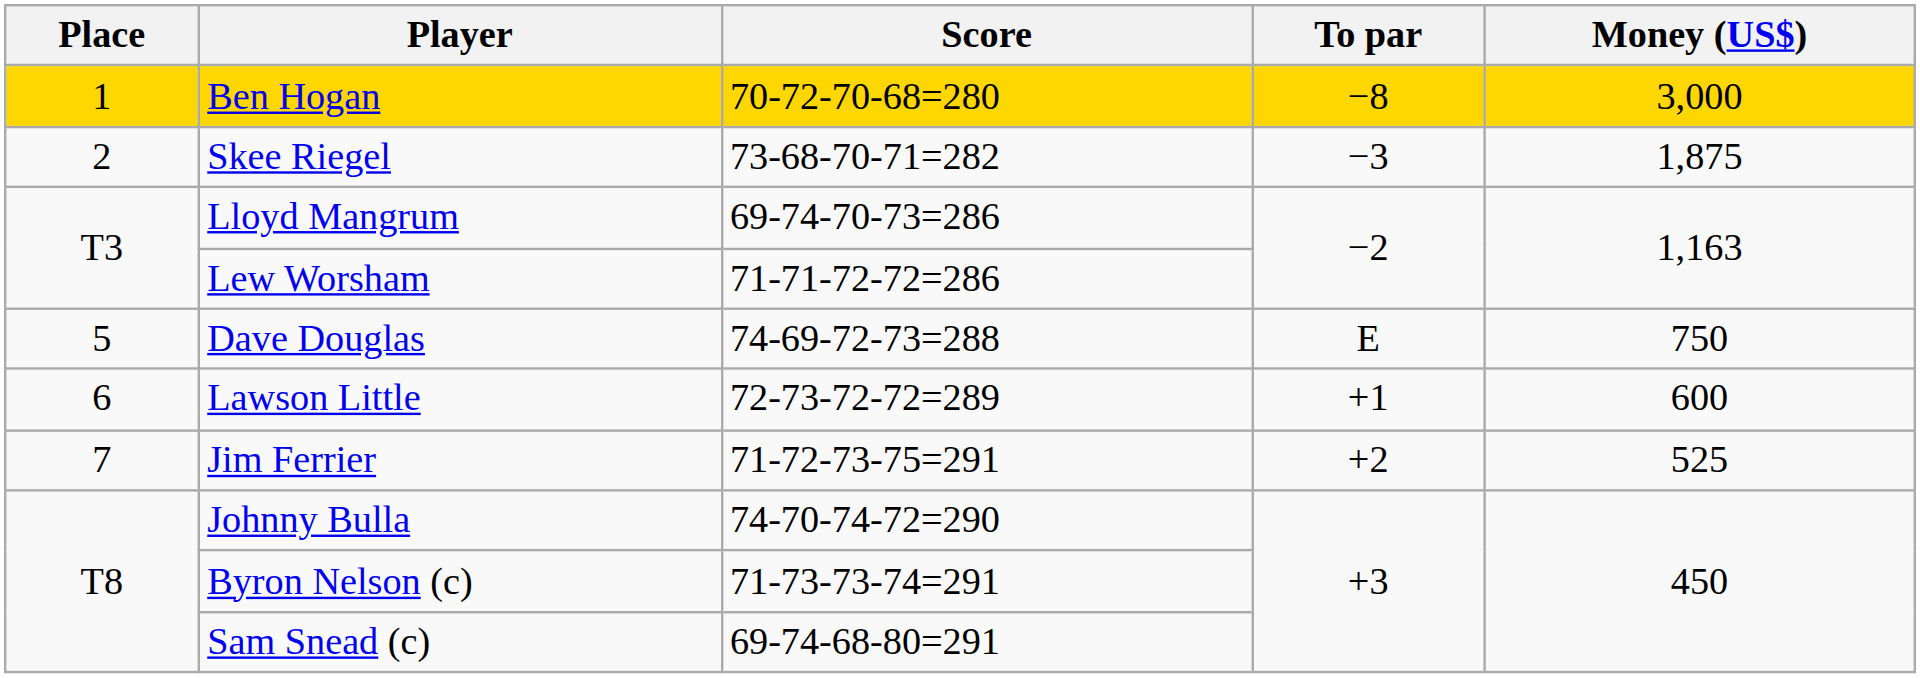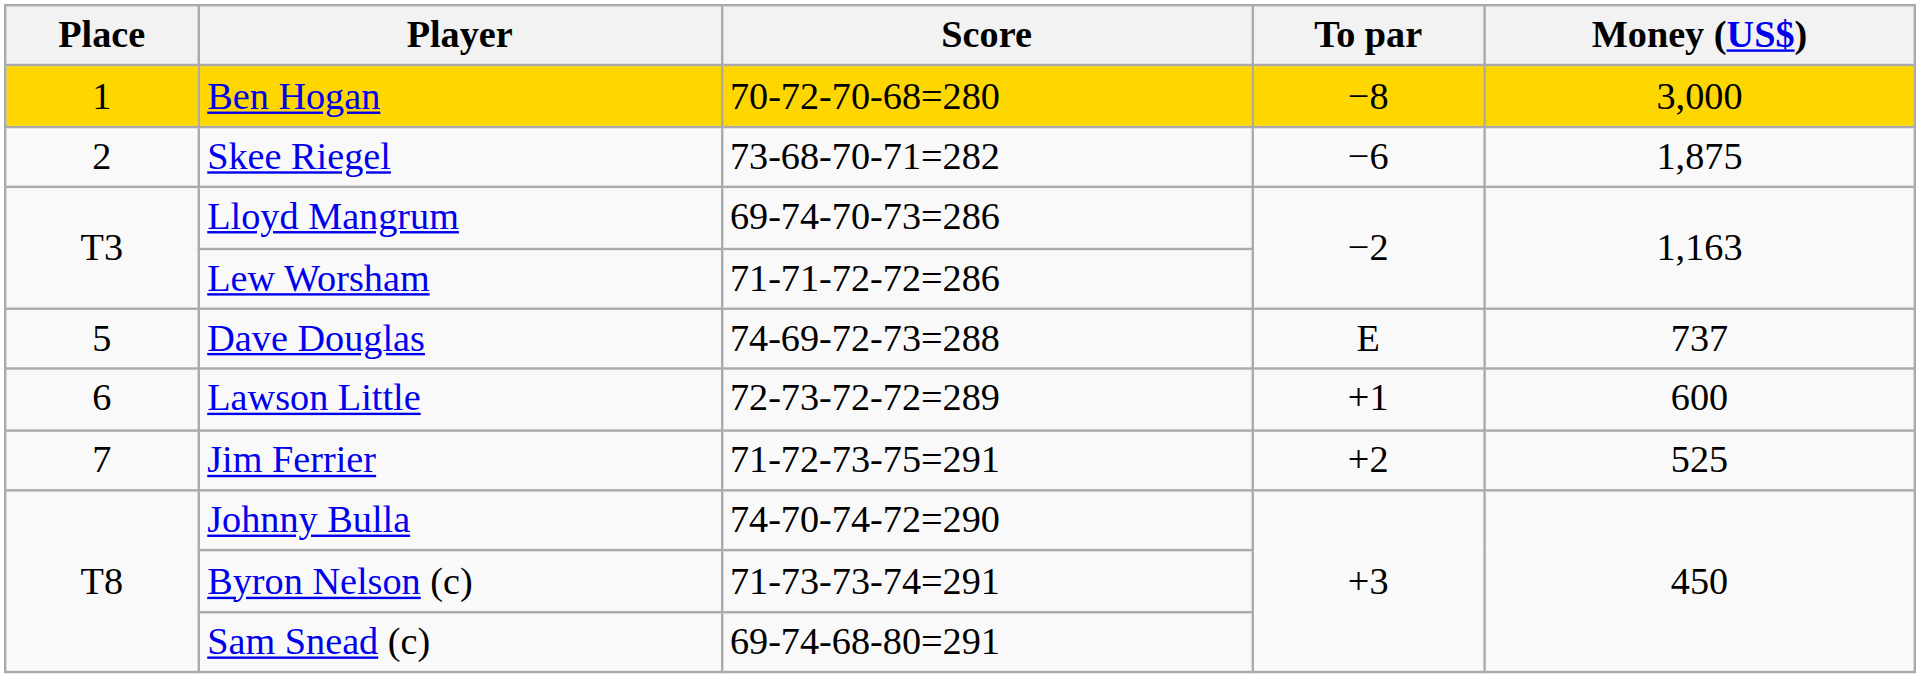(1368, 156) −3 -> (1368, 156) −6
(1699, 338) 750 -> (1699, 338) 737
